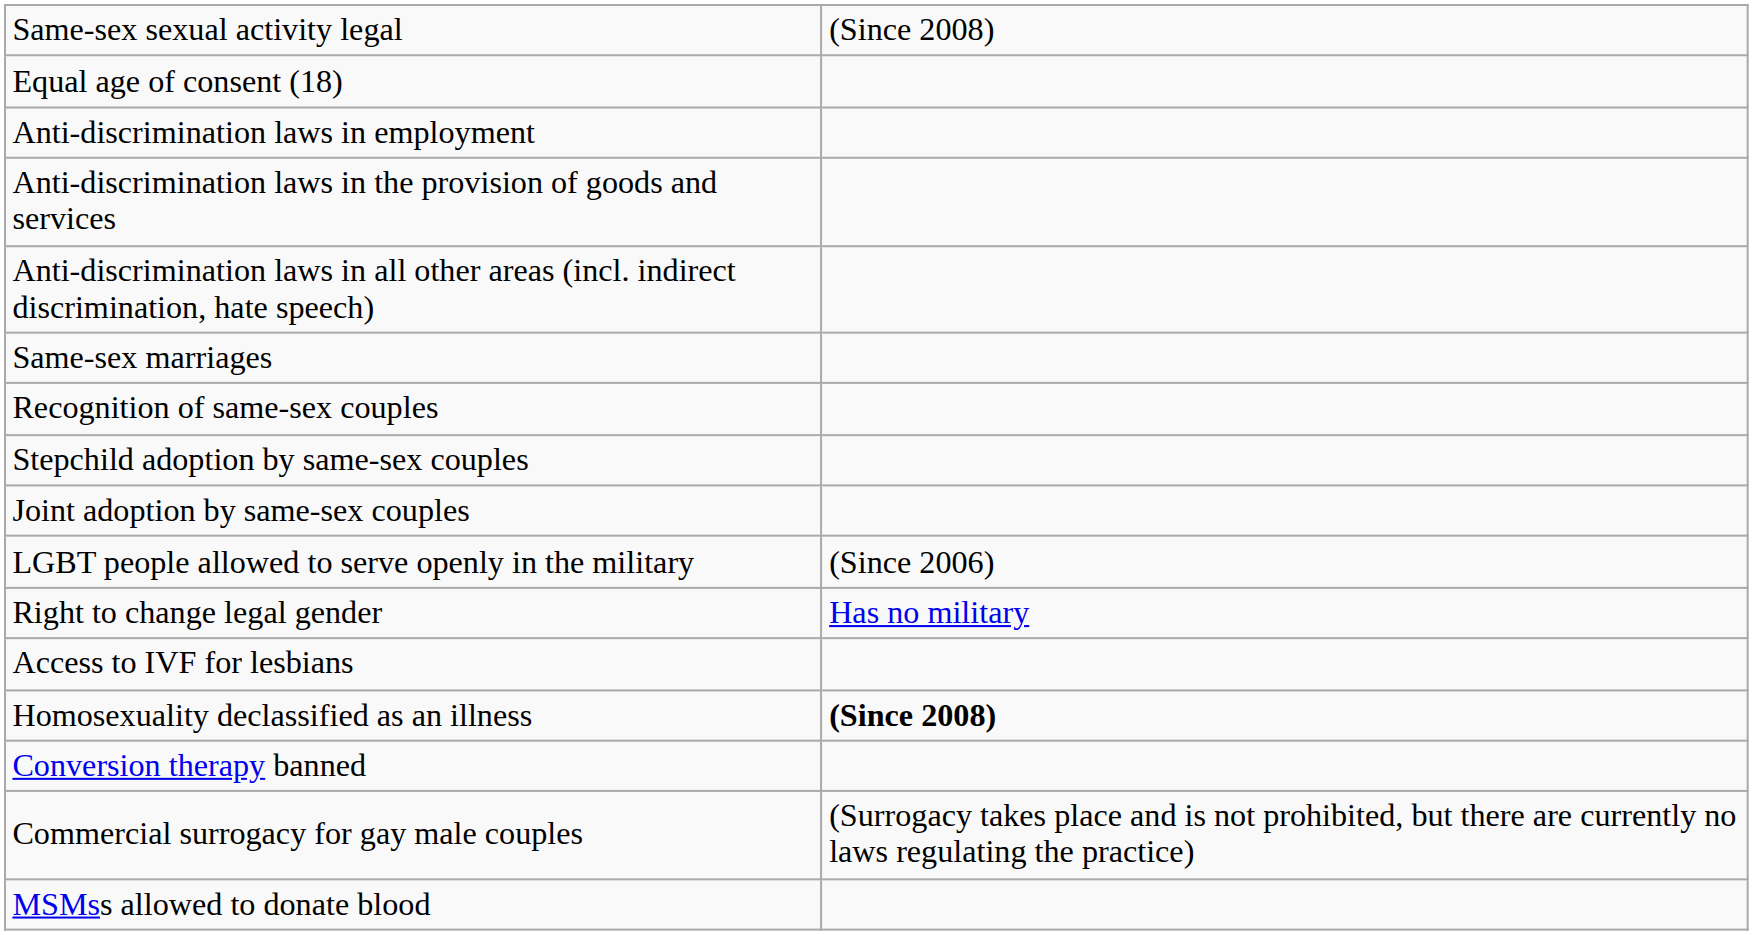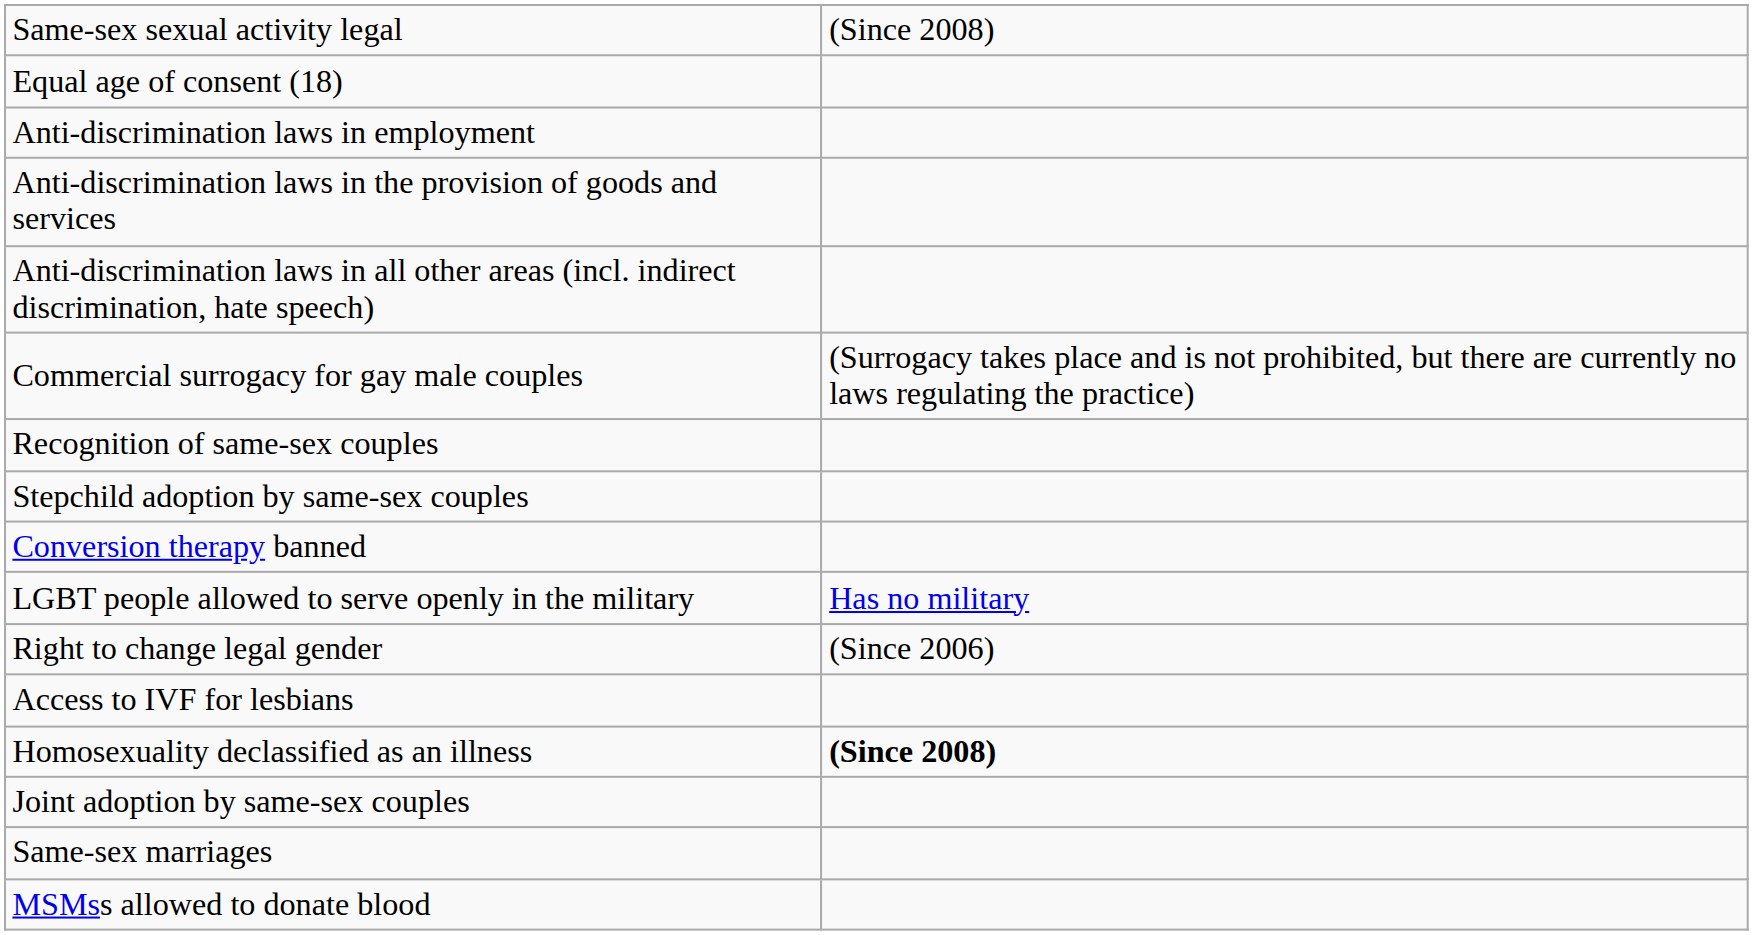rows swapped: (142, 357) <-> (298, 834)
rows swapped: (241, 510) <-> (189, 765)
(912, 561) (Since 2006) -> (929, 597) Has no military
(929, 612) Has no military -> (912, 648) (Since 2006)
